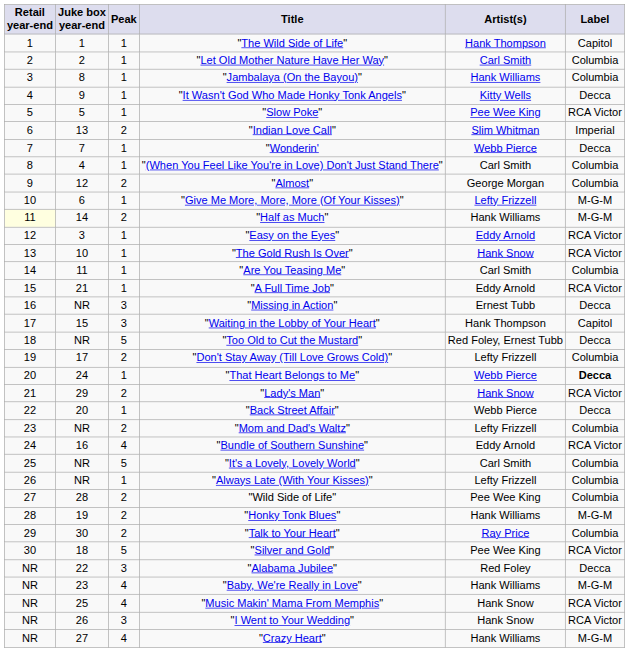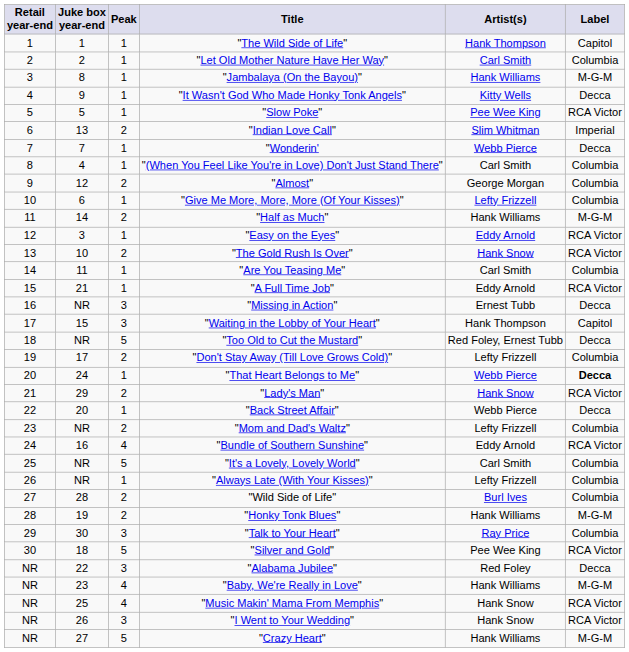(595, 78) Columbia -> (595, 78) M-G-M
(595, 200) M-G-M -> (595, 200) Columbia
(30, 218) lightyellow background -> (30, 218) no background
(124, 253) 1 -> (124, 253) 2
(505, 498) Pee Wee King -> (505, 498) Burl Ives
(124, 533) 2 -> (124, 533) 3
(124, 638) 4 -> (124, 638) 5
